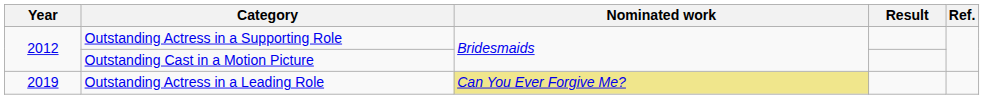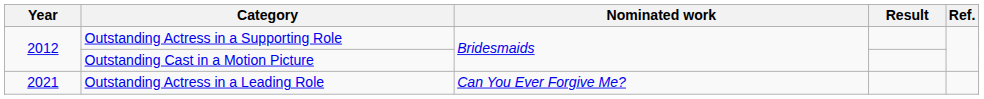(43, 82) 2019 -> (43, 82) 2021
(542, 82) khaki background -> (542, 82) no background
